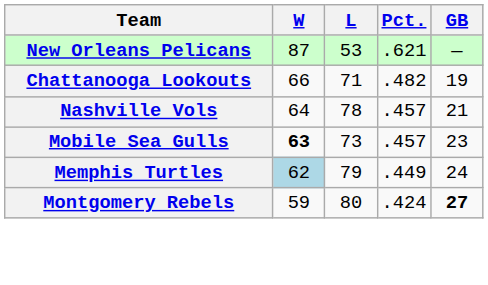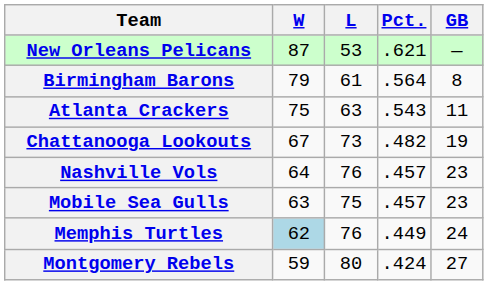+ row: (139, 81)
+ row: (139, 112)
(299, 81) 66 -> (299, 142) 67
(351, 81) 71 -> (351, 142) 73
(351, 112) 78 -> (351, 173) 76
(457, 112) 21 -> (457, 173) 23
(299, 142) bold -> (299, 203) normal
(351, 142) 73 -> (351, 203) 75
(351, 173) 79 -> (351, 234) 76
(457, 203) bold -> (457, 264) normal
